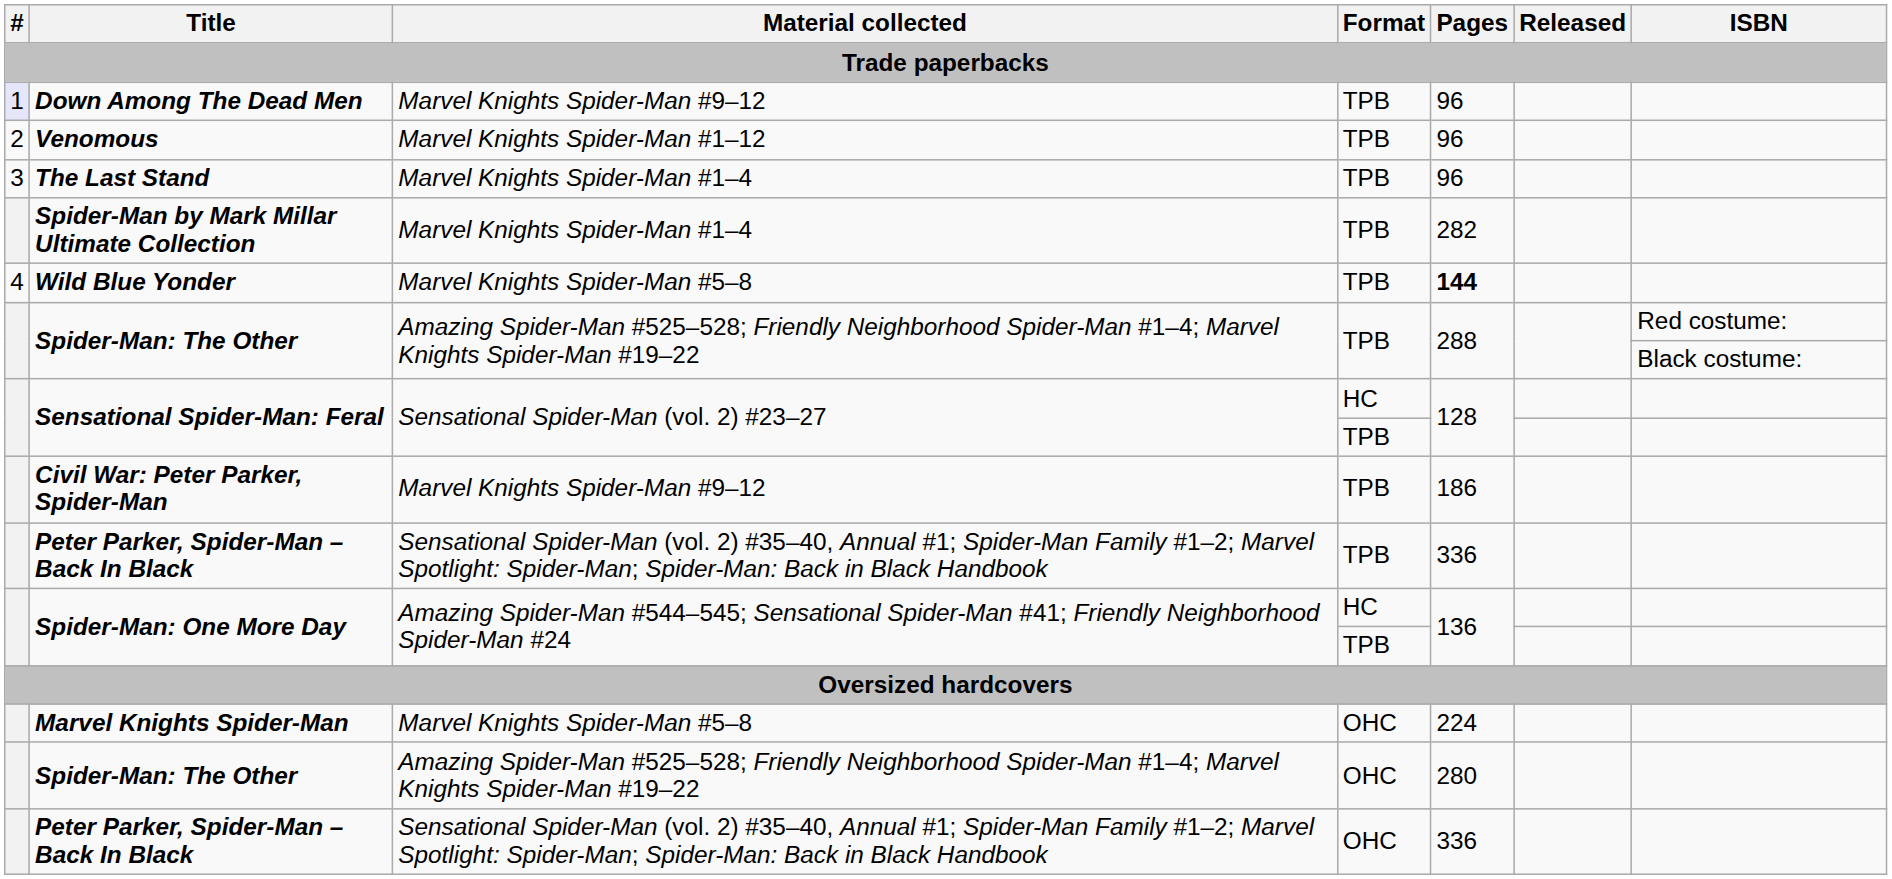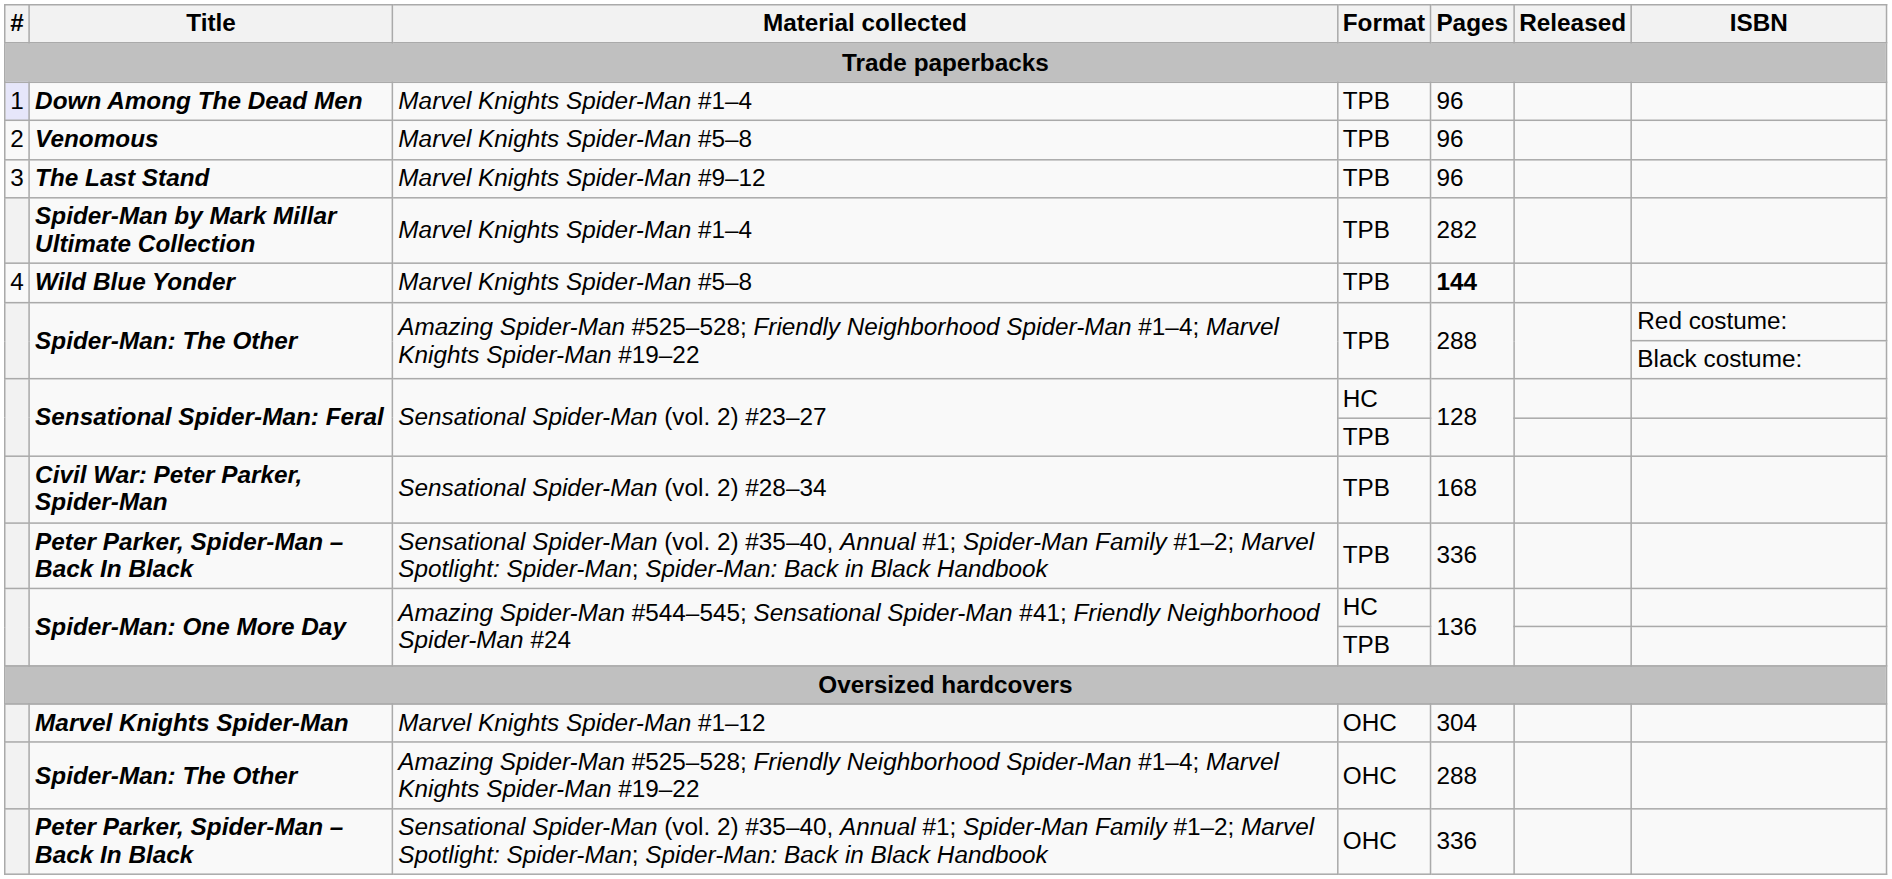(582, 100) Marvel Knights Spider-Man #9–12 -> (575, 100) Marvel Knights Spider-Man #1–4
(582, 139) Marvel Knights Spider-Man #1–12 -> (575, 139) Marvel Knights Spider-Man #5–8
(575, 178) Marvel Knights Spider-Man #1–4 -> (582, 178) Marvel Knights Spider-Man #9–12
(582, 489) Marvel Knights Spider-Man #9–12 -> (612, 489) Sensational Spider-Man (vol. 2) #28–34
(1457, 489) 186 -> (1457, 489) 168
(575, 722) Marvel Knights Spider-Man #5–8 -> (582, 722) Marvel Knights Spider-Man #1–12
(1457, 722) 224 -> (1457, 722) 304
(1457, 775) 280 -> (1457, 775) 288
